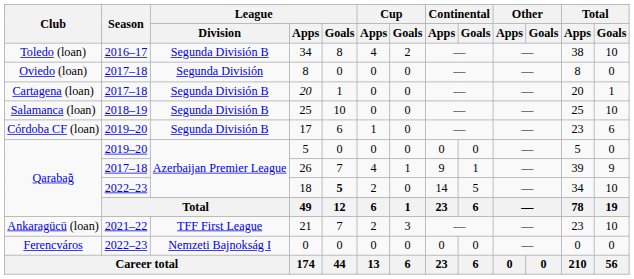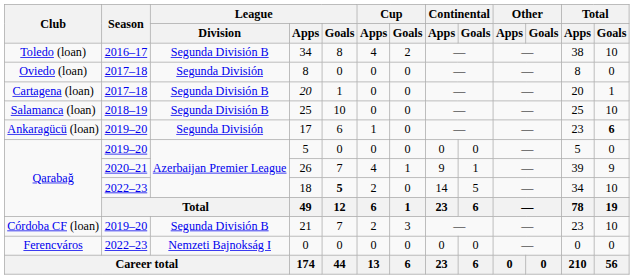(53, 129) Córdoba CF (loan) -> (53, 129) Ankaragücü (loan)
(220, 129) Segunda División B -> (220, 129) Segunda División
(612, 129) normal -> (612, 129) bold
(126, 168) 2017–18 -> (126, 168) 2020–21
(53, 226) Ankaragücü (loan) -> (53, 226) Córdoba CF (loan)
(126, 226) 2021–22 -> (126, 226) 2019–20
(220, 226) TFF First League -> (220, 226) Segunda División B
